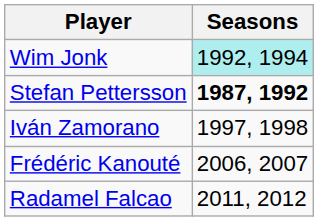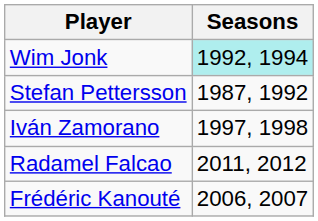(253, 92) bold -> (253, 92) normal
rows swapped: (95, 163) <-> (91, 198)
